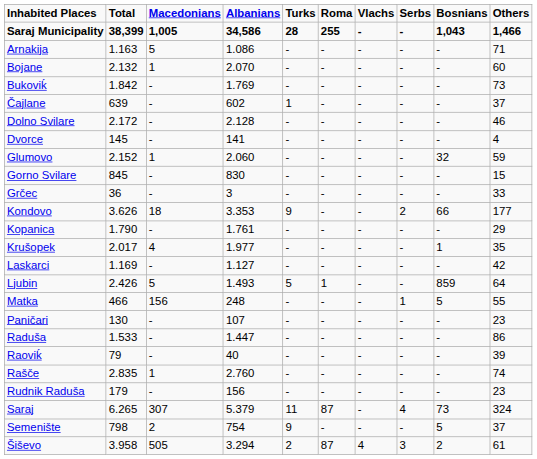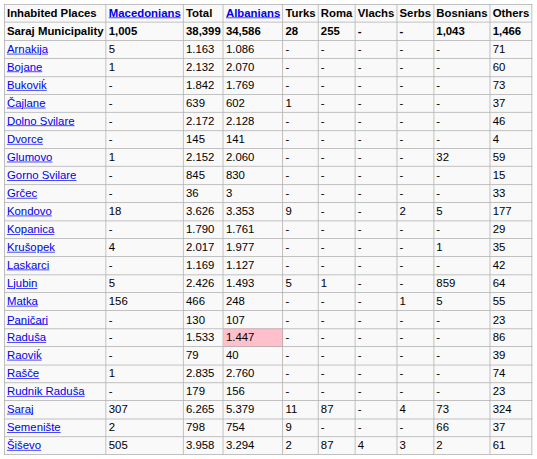columns swapped: (122, 13) <-> (185, 13)
(443, 211) 66 -> (439, 211) 5
(240, 337) no background -> (240, 337) pink background
(439, 427) 5 -> (443, 427) 66
